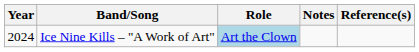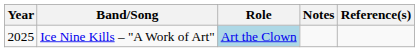(21, 36) 2024 -> (21, 36) 2025
